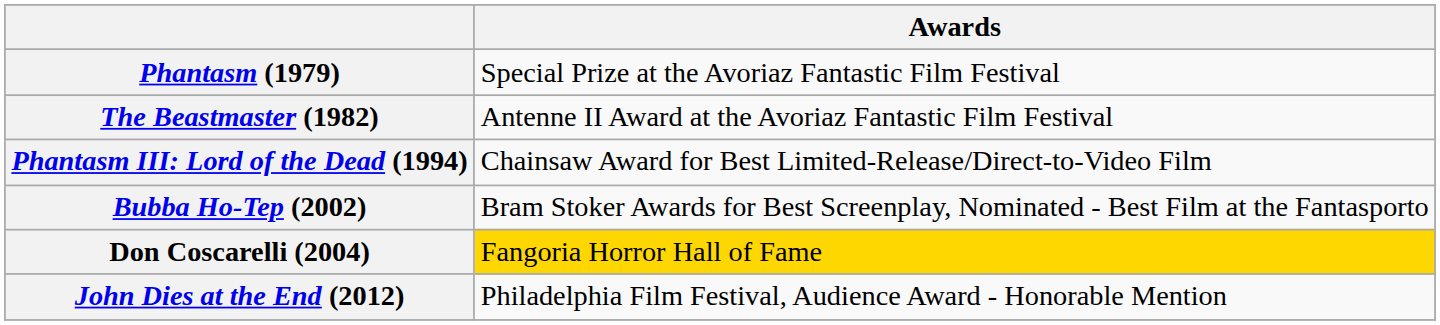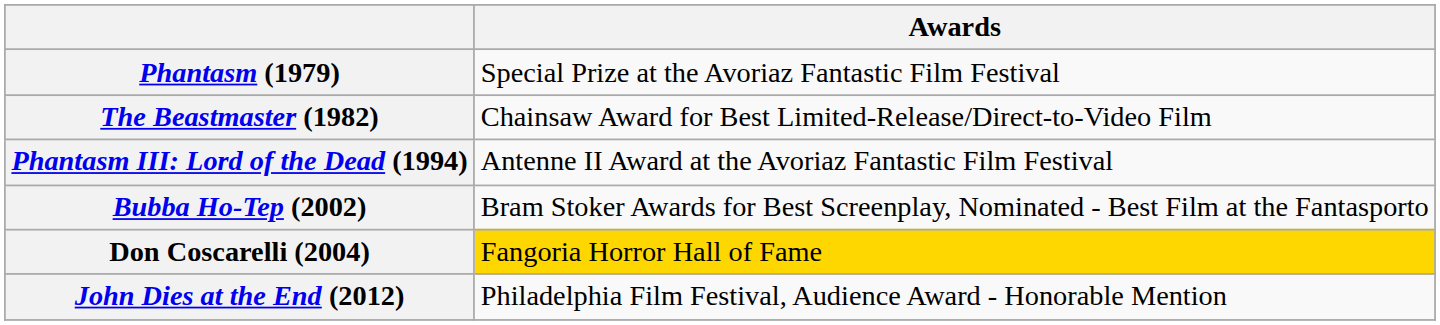(797, 116) Antenne II Award at the Avoriaz Fantastic Film Festival -> (846, 116) Chainsaw Award for Best Limited-Release/Direct-to-Video Film
(846, 161) Chainsaw Award for Best Limited-Release/Direct-to-Video Film -> (797, 161) Antenne II Award at the Avoriaz Fantastic Film Festival
